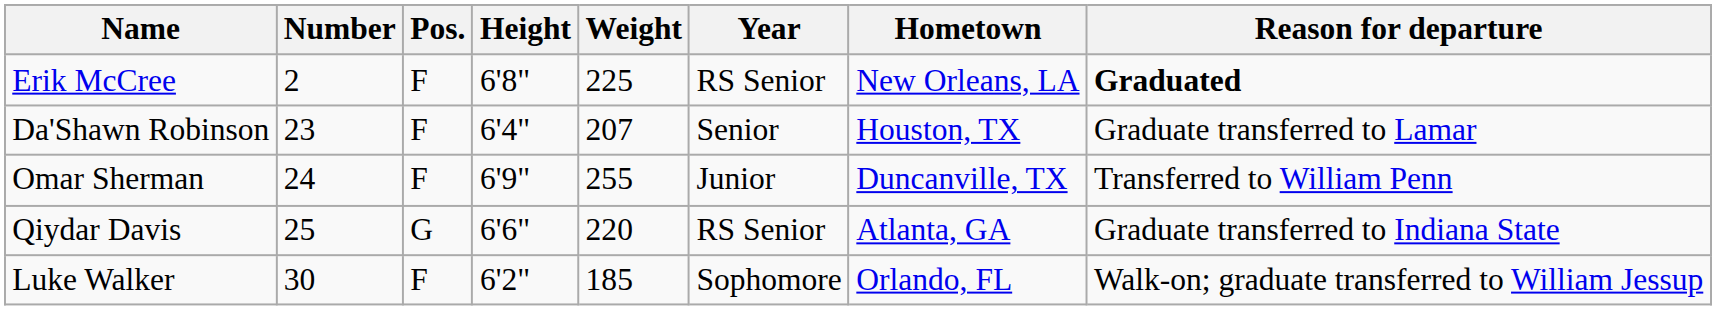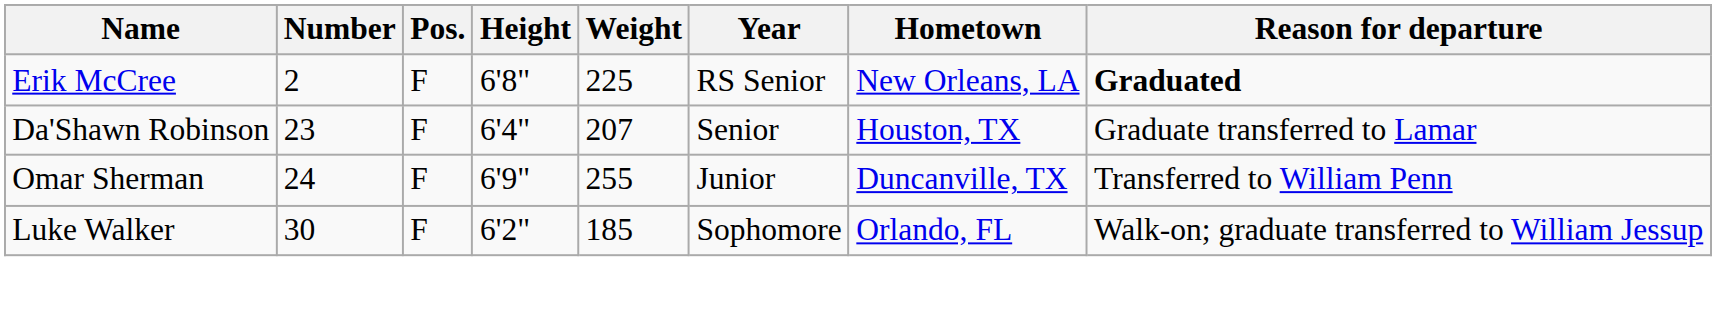- row: (97, 229)
